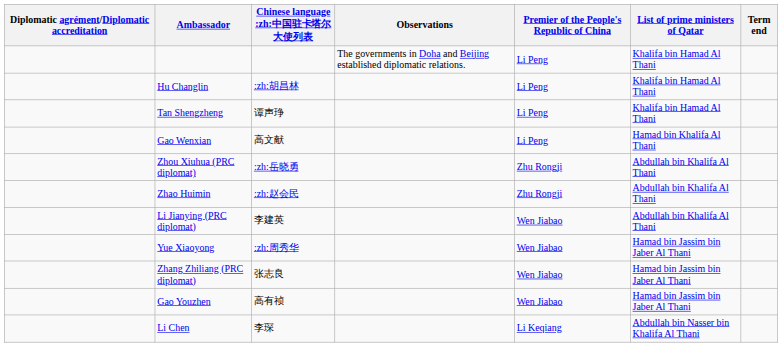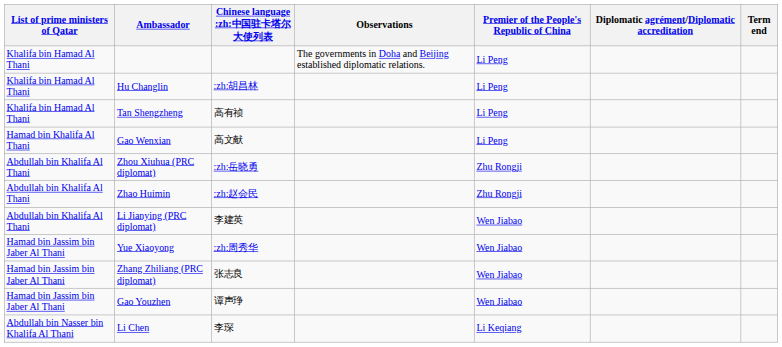columns swapped: (80, 25) <-> (685, 25)
(269, 113) 谭声琤 -> (228, 113) 高有祯
(269, 301) 高有祯 -> (228, 301) 谭声琤
